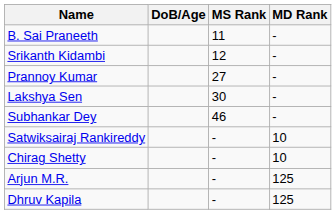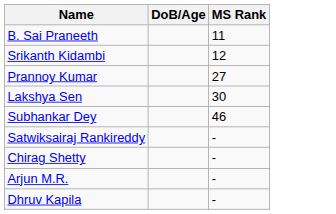- column: (300, 15)
